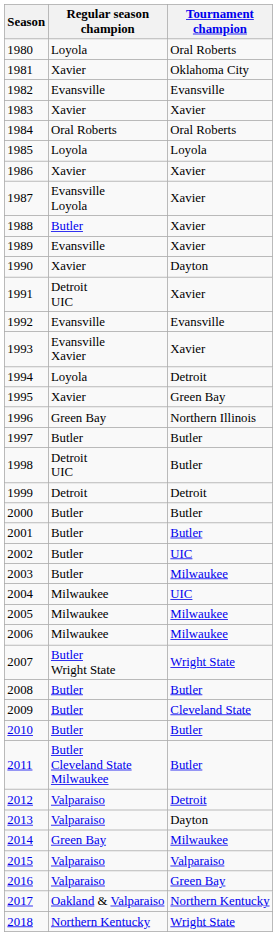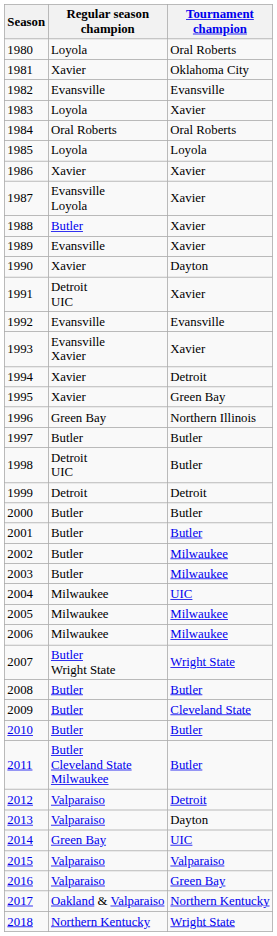(68, 110) Xavier -> (69, 110) Loyola
(69, 376) Loyola -> (68, 376) Xavier
(181, 553) UIC -> (199, 553) Milwaukee
(199, 840) Milwaukee -> (181, 840) UIC
